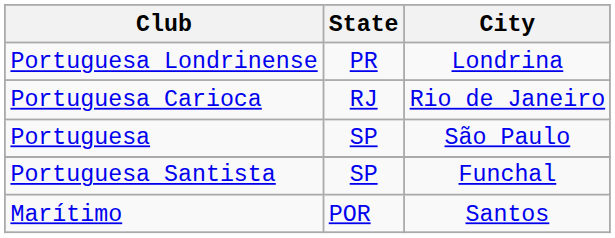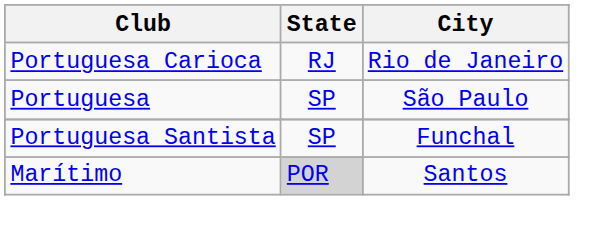- row: (164, 62)
(350, 213) no background -> (308, 176) lightgrey background
